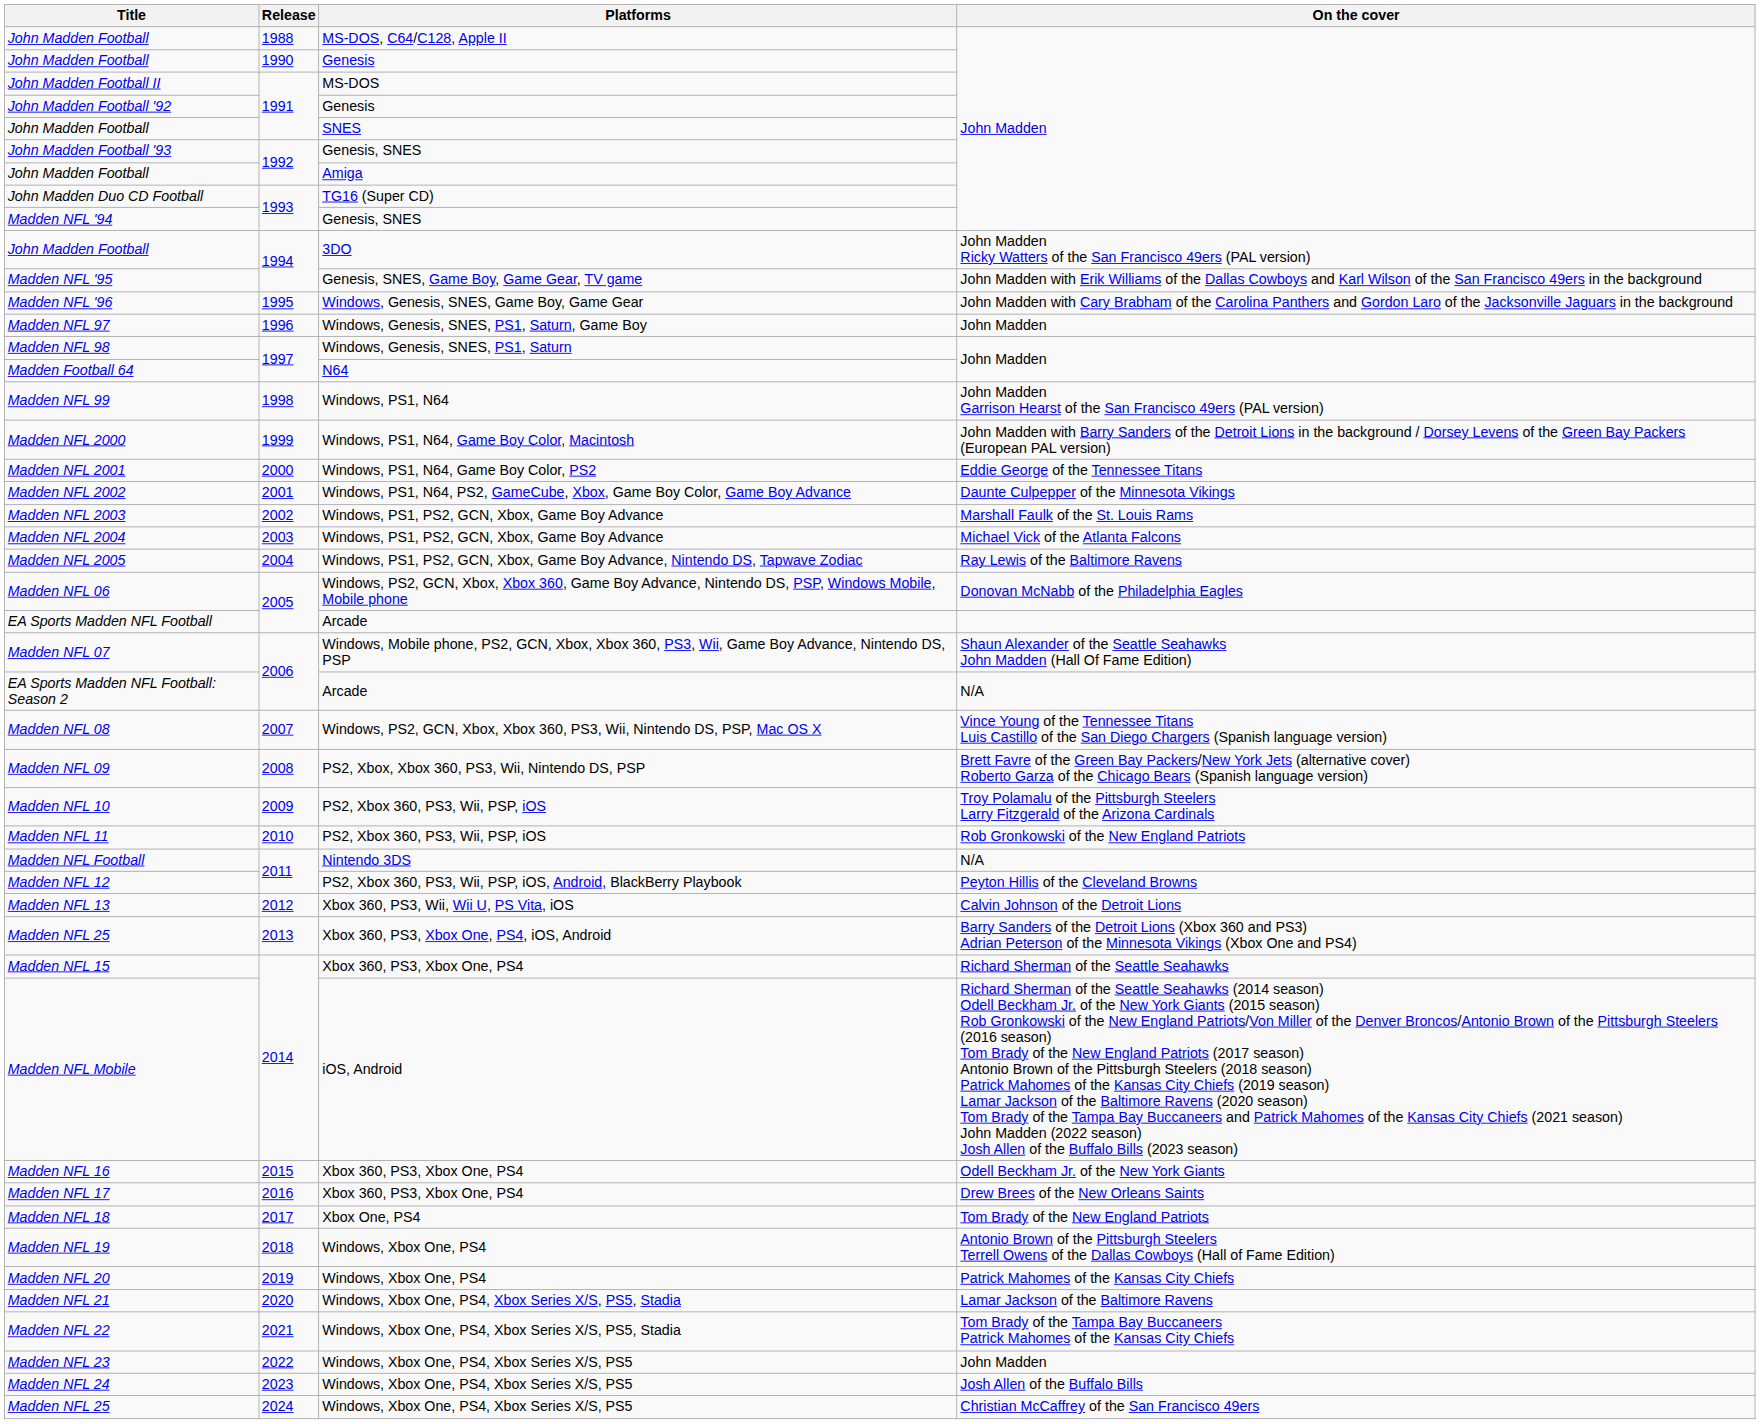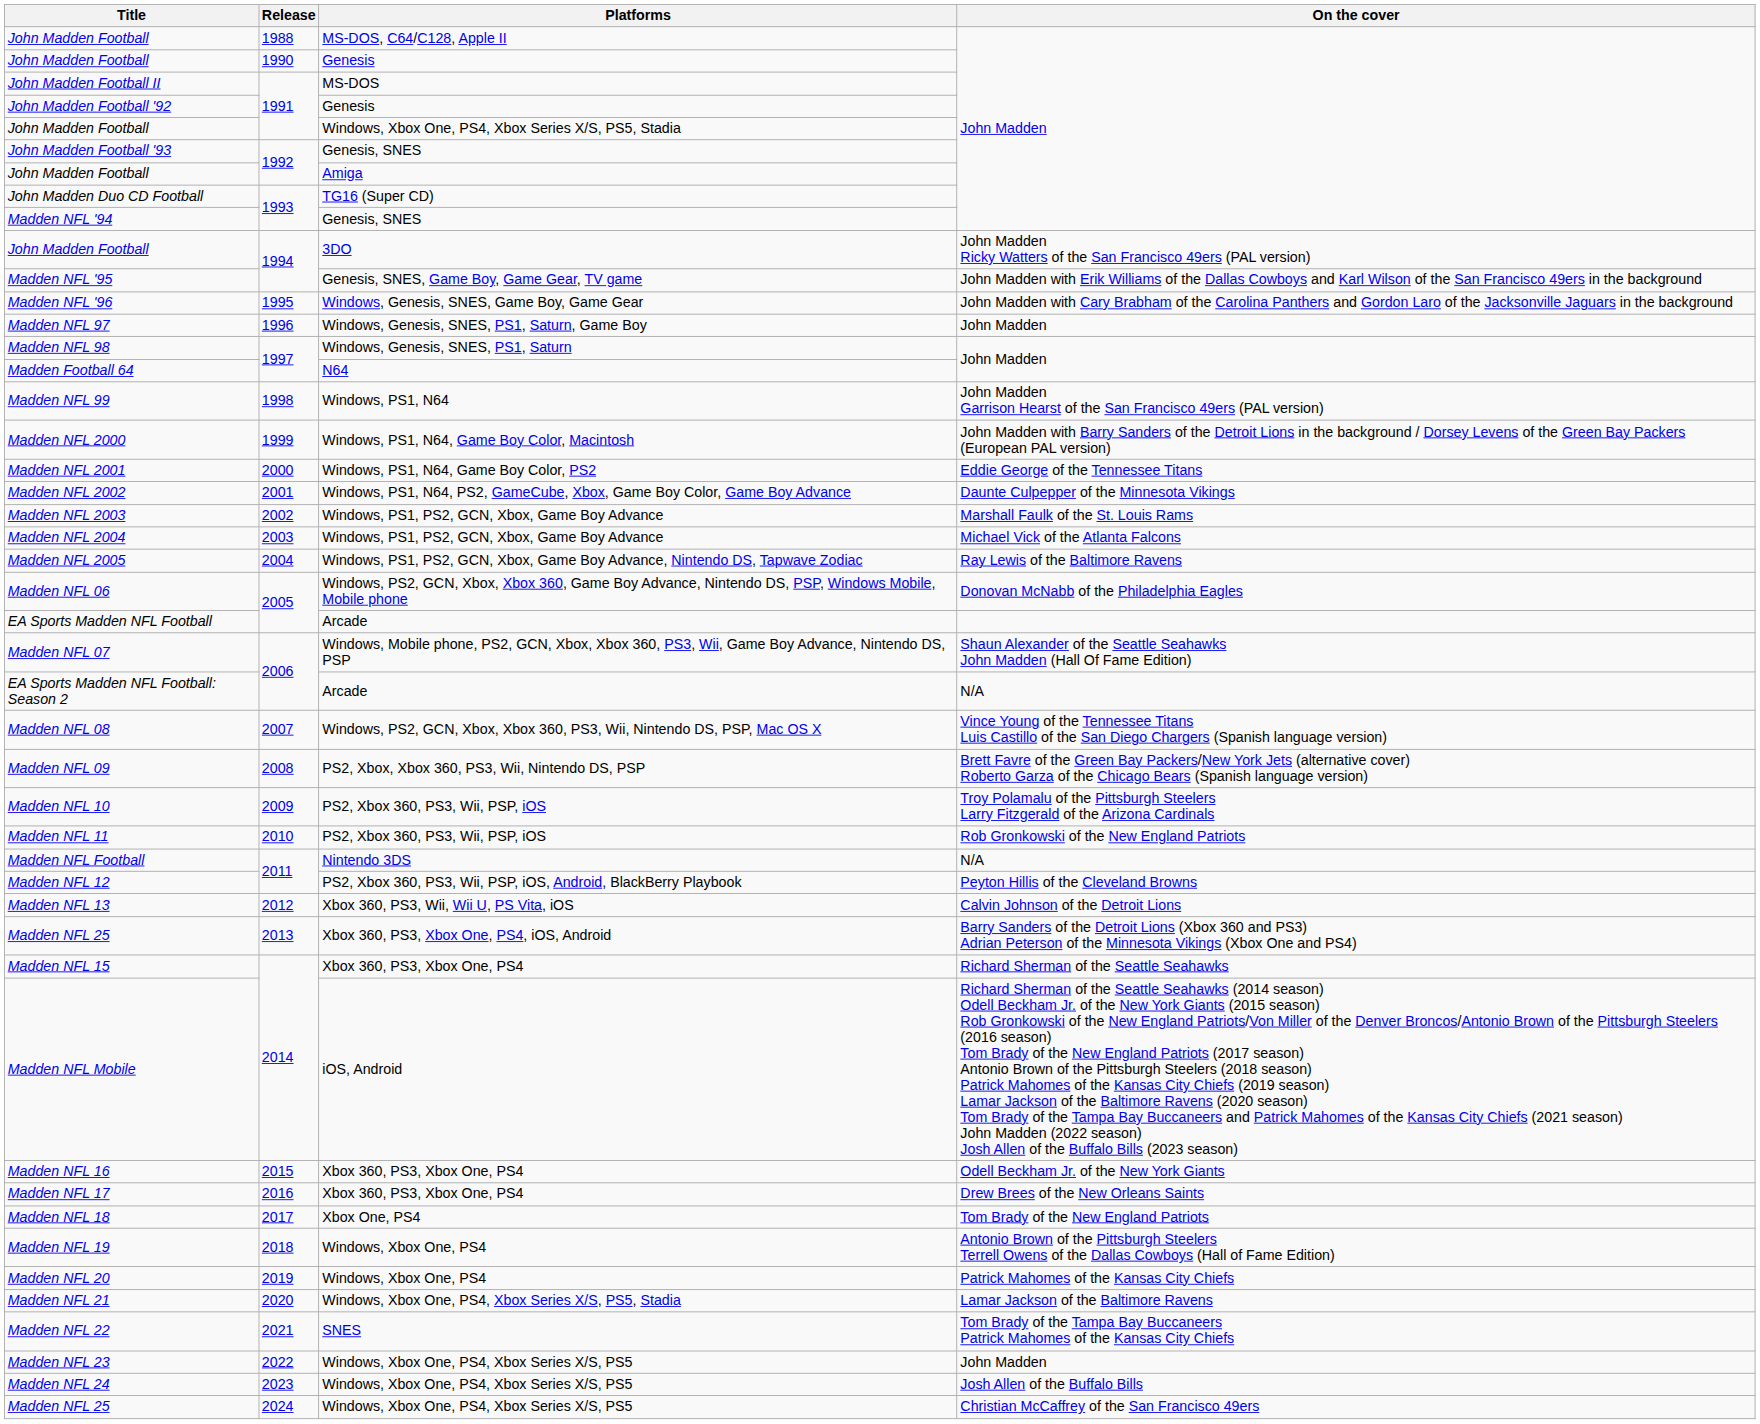(342, 128) SNES -> (502, 128) Windows, Xbox One, PS4, Xbox Series X/S, PS5, Stadia
(502, 1331) Windows, Xbox One, PS4, Xbox Series X/S, PS5, Stadia -> (342, 1331) SNES
